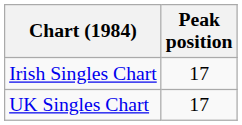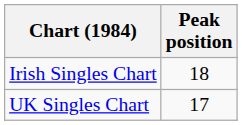(199, 73) 17 -> (199, 73) 18
